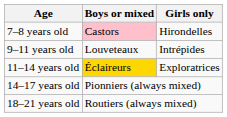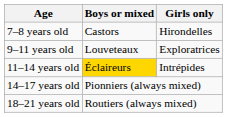(102, 31) pink background -> (102, 31) no background
(182, 49) Intrépides -> (190, 49) Exploratrices
(190, 67) Exploratrices -> (182, 67) Intrépides
